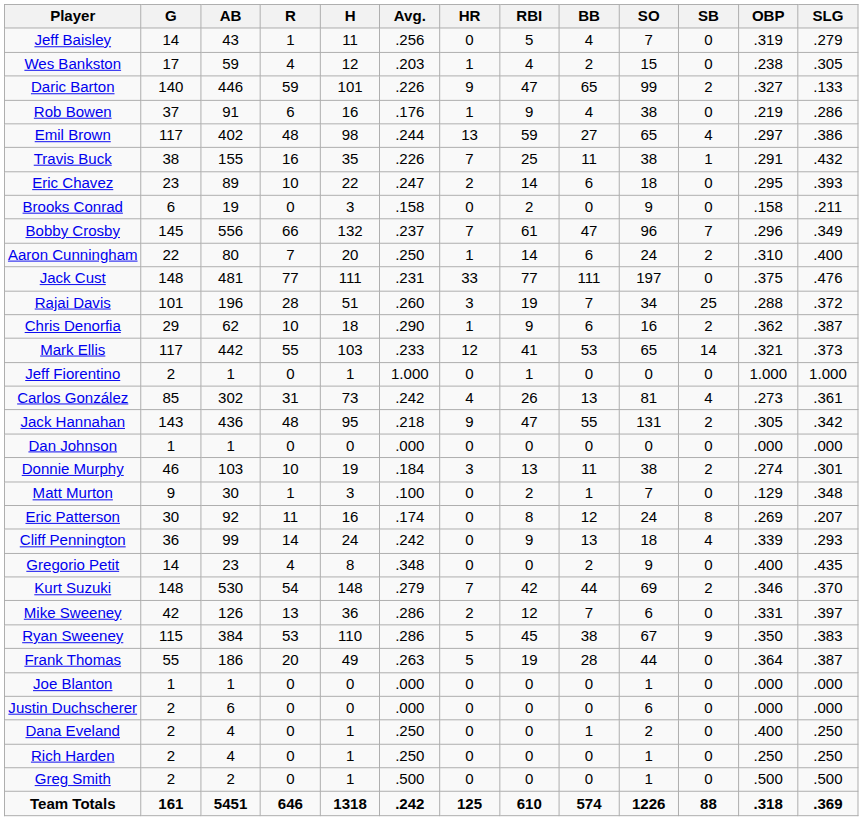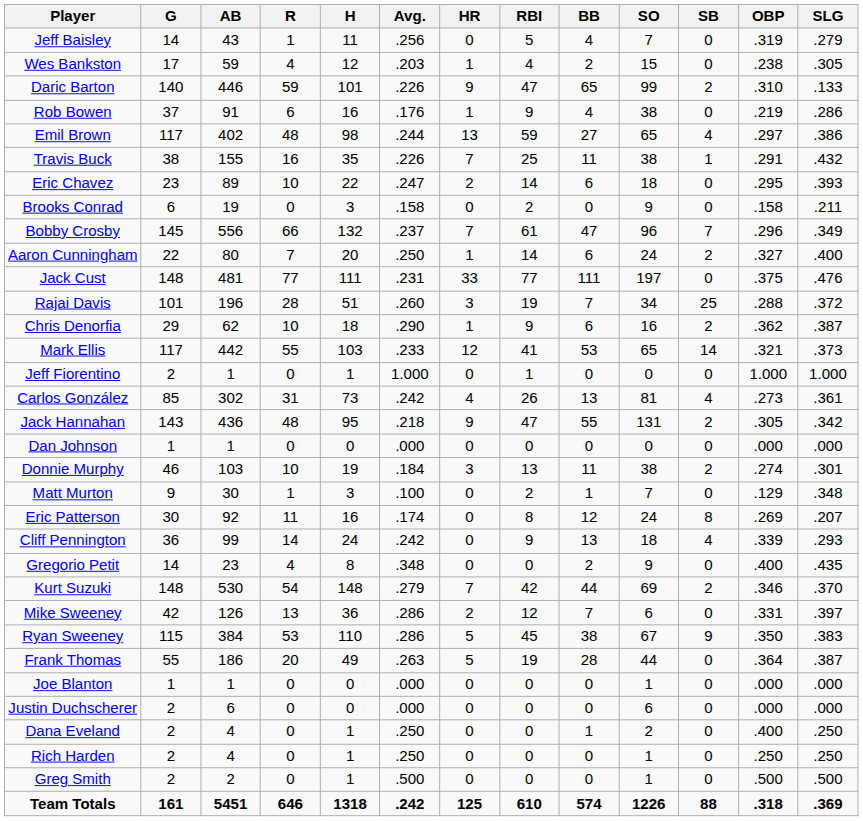(768, 87) .327 -> (768, 87) .310
(768, 254) .310 -> (768, 254) .327
